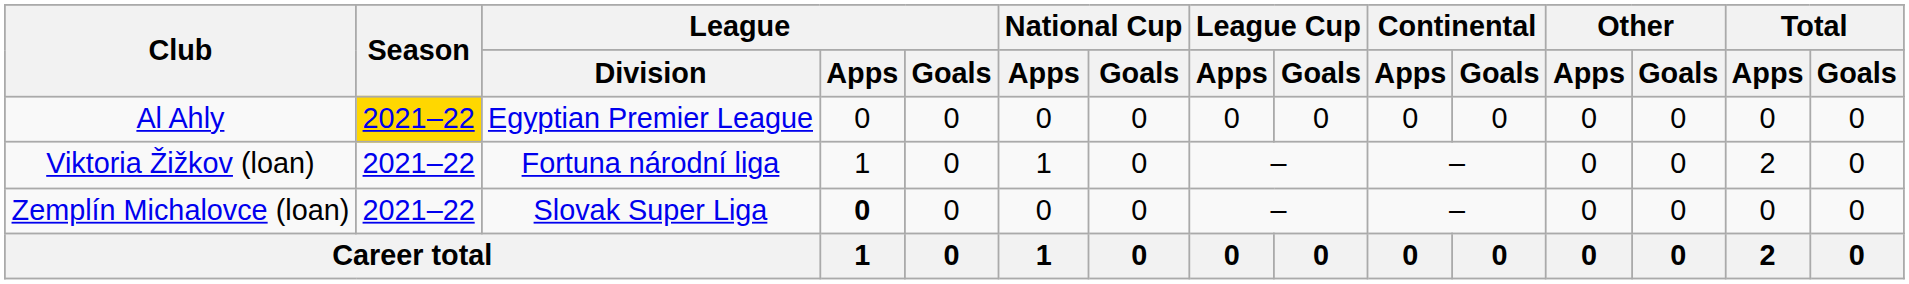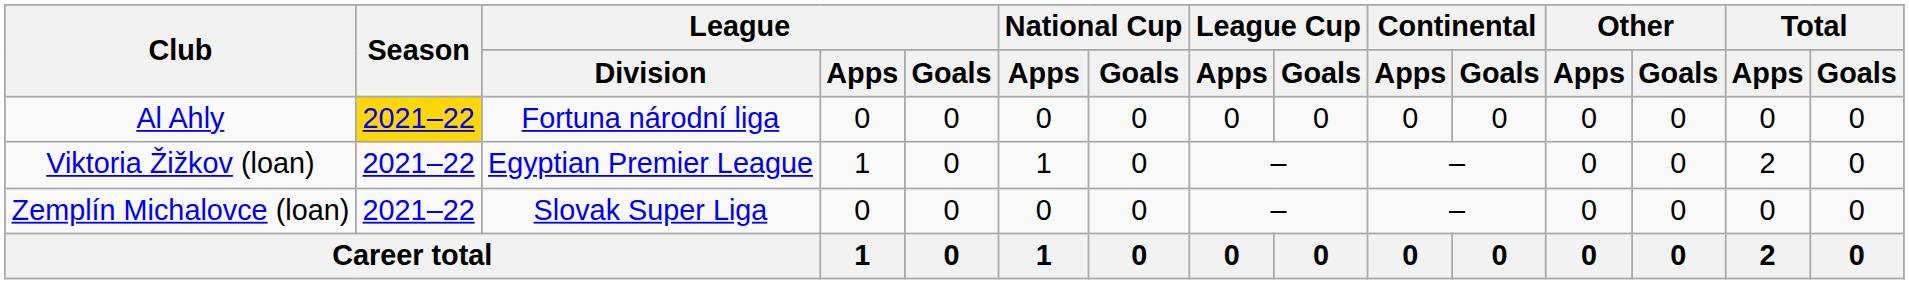(650, 118) Egyptian Premier League -> (650, 118) Fortuna národní liga
(650, 164) Fortuna národní liga -> (650, 164) Egyptian Premier League
(862, 210) bold -> (862, 210) normal
